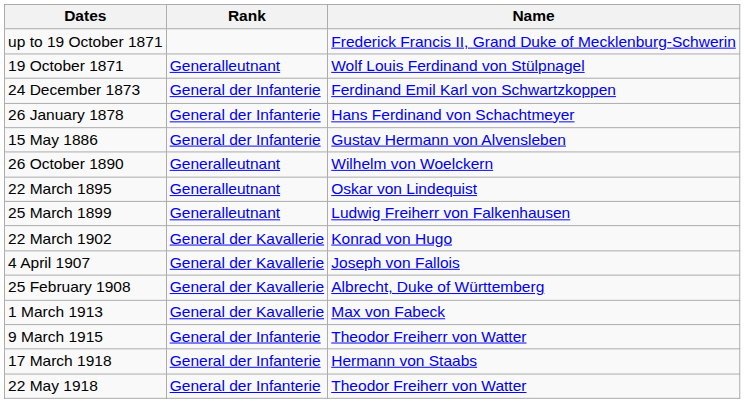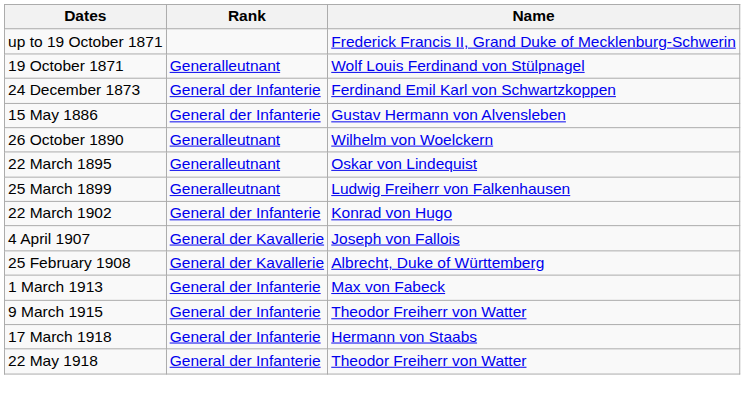- row: (66, 115)
(247, 238) General der Kavallerie -> (245, 213) General der Infanterie
(247, 312) General der Kavallerie -> (245, 287) General der Infanterie
